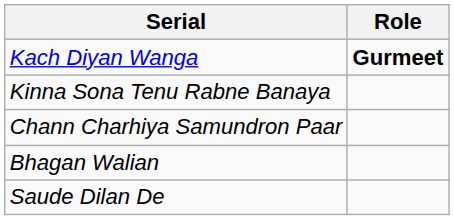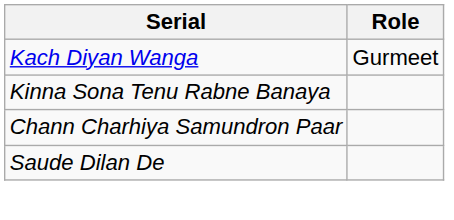(398, 57) bold -> (396, 57) normal
- row: (84, 162)
